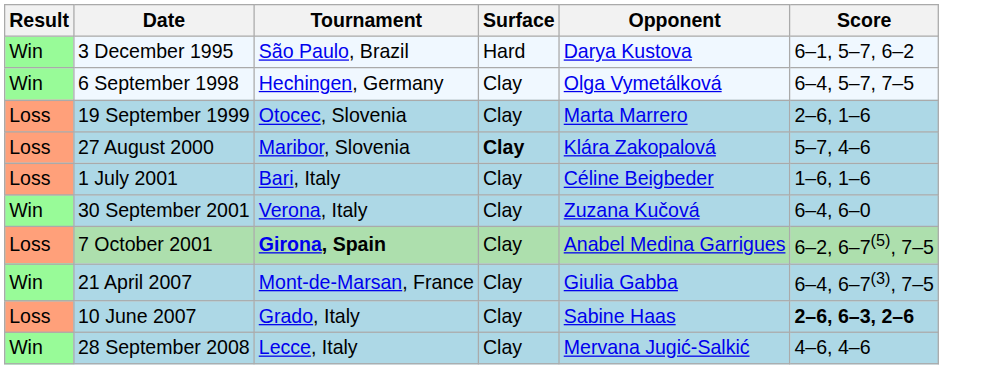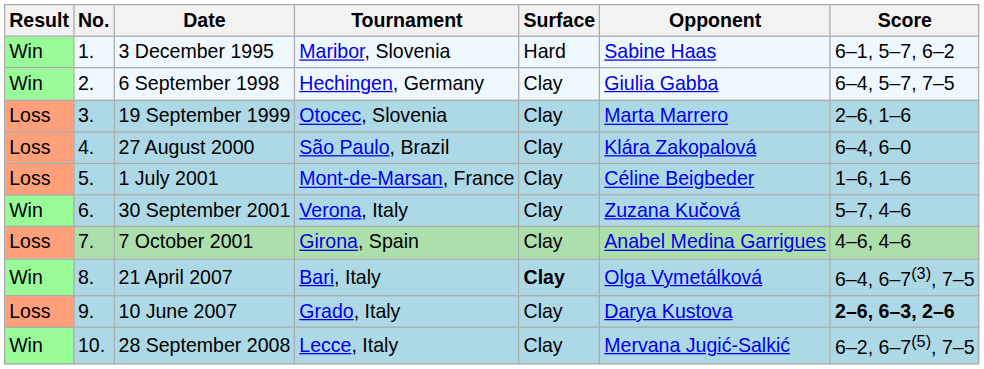+ column: (94, 19)
(334, 51) São Paulo, Brazil -> (375, 51) Maribor, Slovenia
(628, 51) Darya Kustova -> (660, 51) Sabine Haas
(643, 83) Olga Vymetálková -> (661, 83) Giulia Gabba
(334, 146) Maribor, Slovenia -> (374, 146) São Paulo, Brazil
(504, 146) bold -> (543, 146) normal
(833, 146) 5–7, 4–6 -> (873, 146) 6–4, 6–0
(299, 178) Bari, Italy -> (407, 178) Mont-de-Marsan, France
(833, 210) 6–4, 6–0 -> (873, 210) 5–7, 4–6
(322, 244) bold -> (359, 242) normal
(864, 244) 6–2, 6–7(5), 7–5 -> (873, 242) 4–6, 4–6
(366, 281) Mont-de-Marsan, France -> (340, 276) Bari, Italy
(503, 281) normal -> (544, 276) bold
(621, 281) Giulia Gabba -> (683, 276) Olga Vymetálková
(620, 316) Sabine Haas -> (668, 310) Darya Kustova
(833, 347) 4–6, 4–6 -> (905, 345) 6–2, 6–7(5), 7–5
